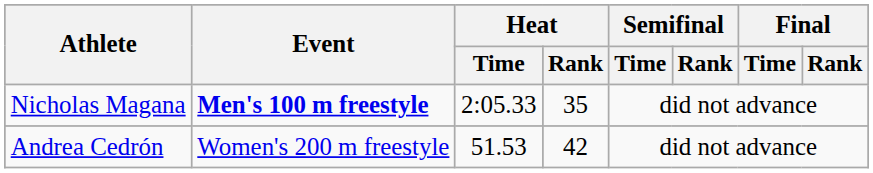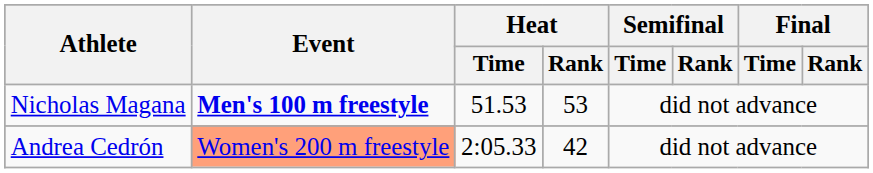(499, 105) 2:05.33 -> (499, 105) 51.53
(575, 105) 35 -> (575, 105) 53
(323, 146) no background -> (323, 146) lightsalmon background
(499, 146) 51.53 -> (499, 146) 2:05.33
